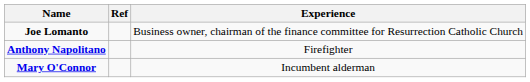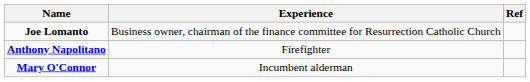columns swapped: (328, 13) <-> (120, 13)
